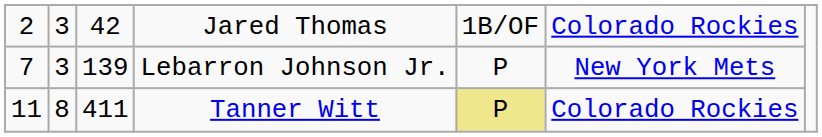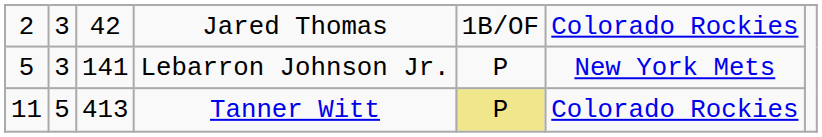(27, 68) 7 -> (27, 68) 5
(105, 68) 139 -> (105, 68) 141
(62, 110) 8 -> (62, 110) 5
(105, 110) 411 -> (105, 110) 413
